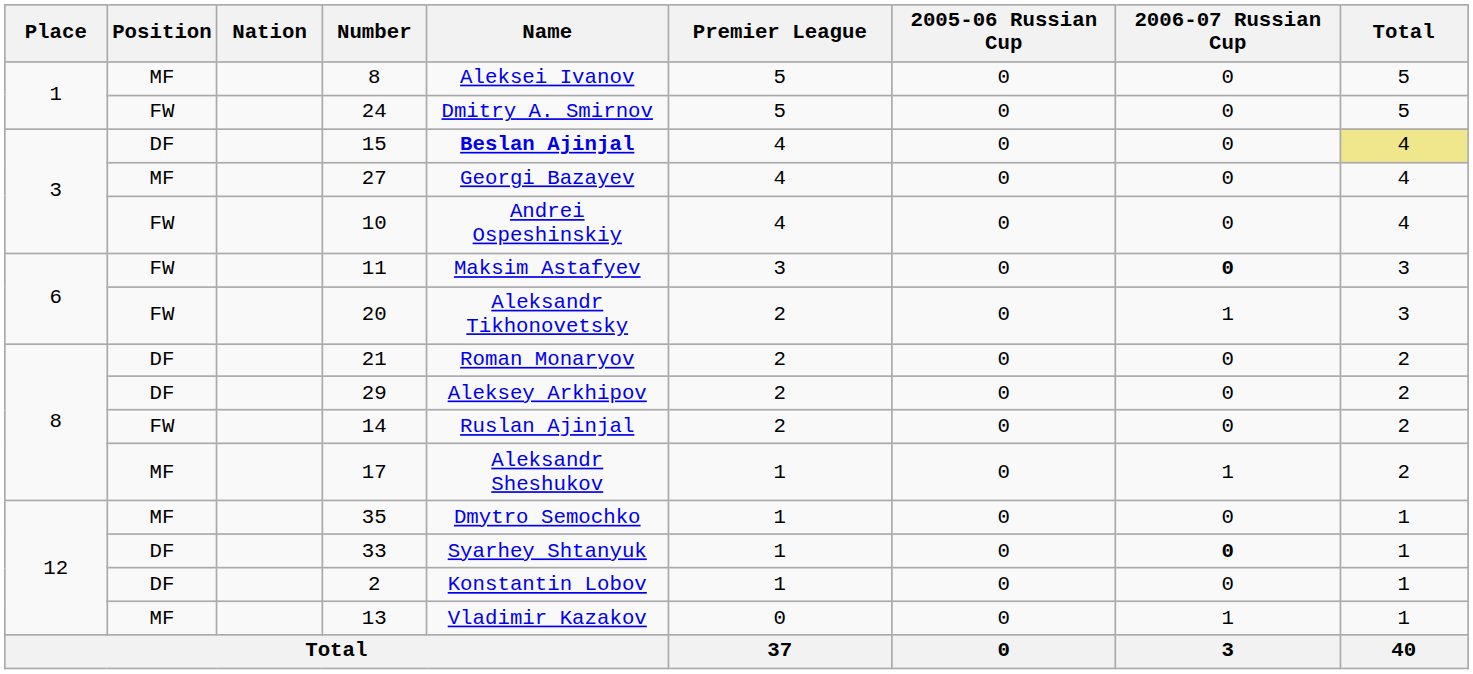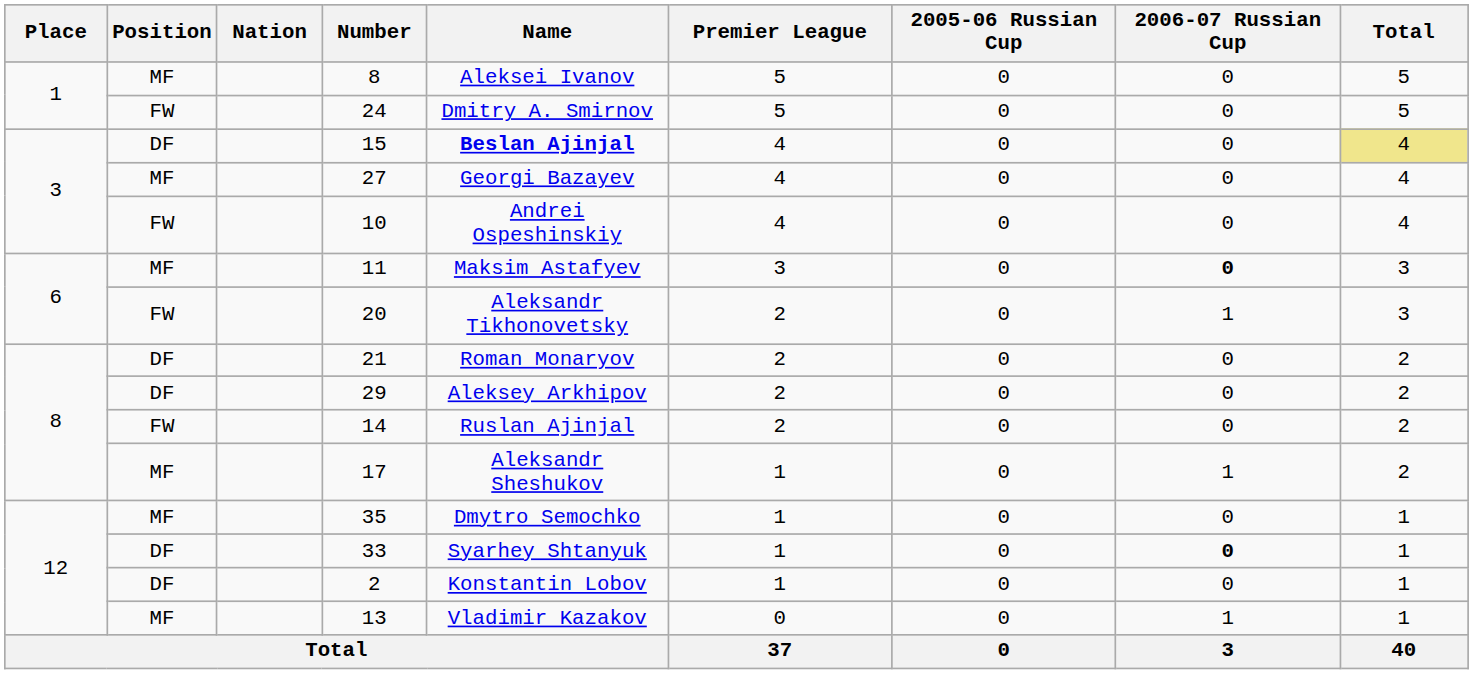(162, 270) FW -> (162, 270) MF
